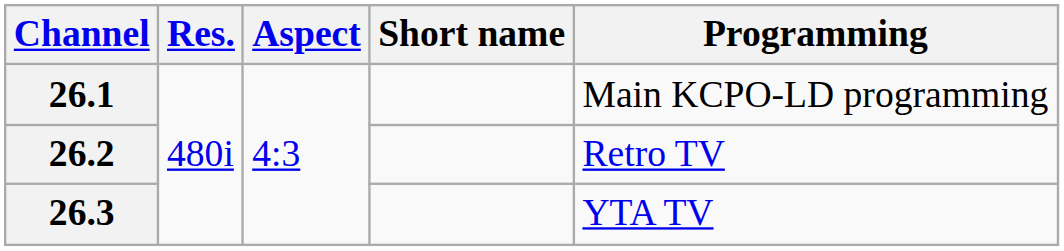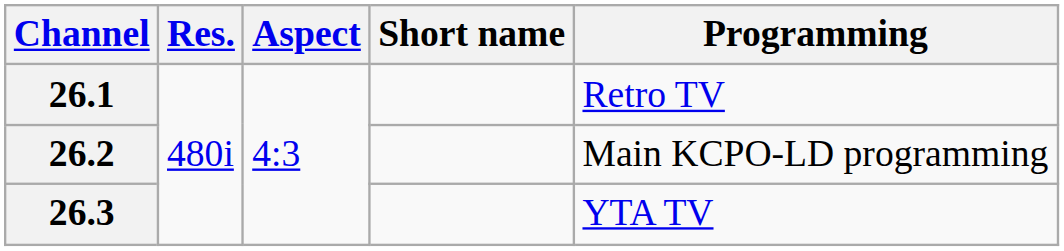(815, 93) Main KCPO-LD programming -> (654, 93) Retro TV
(654, 153) Retro TV -> (815, 153) Main KCPO-LD programming
